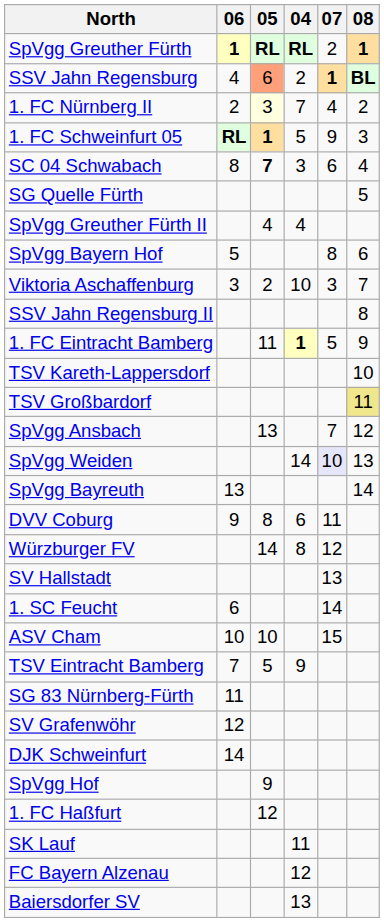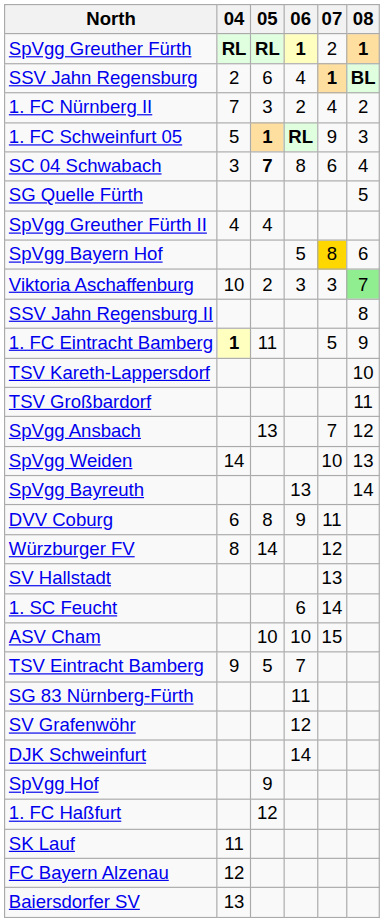columns swapped: (301, 19) <-> (234, 19)
(267, 78) lightsalmon background -> (267, 78) no background
(267, 107) lightyellow background -> (267, 107) no background
(332, 254) no background -> (332, 254) gold background
(363, 284) no background -> (363, 284) lightgreen background
(363, 401) khaki background -> (363, 401) no background
(332, 460) lavender background -> (332, 460) no background
